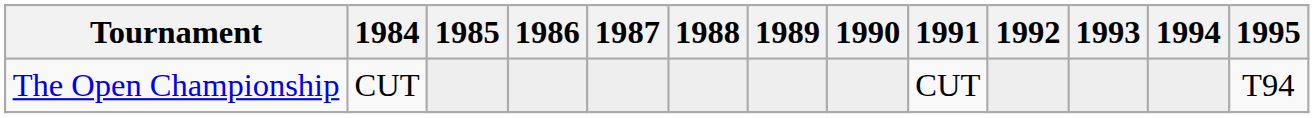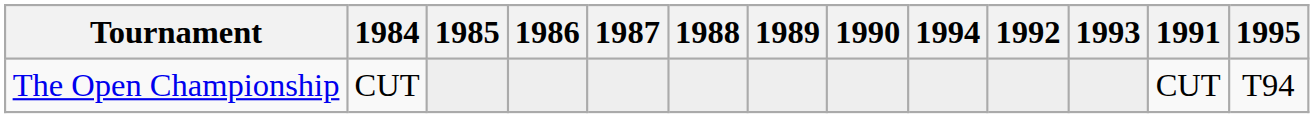columns swapped: (948, 31) <-> (1188, 31)
